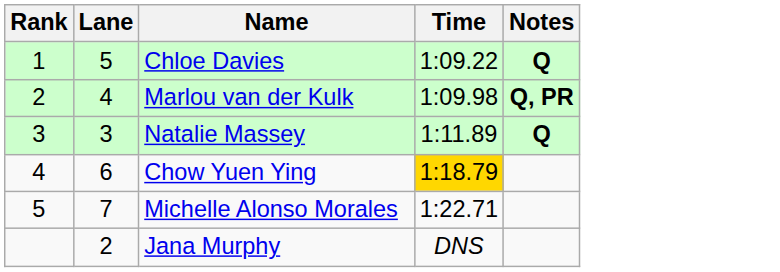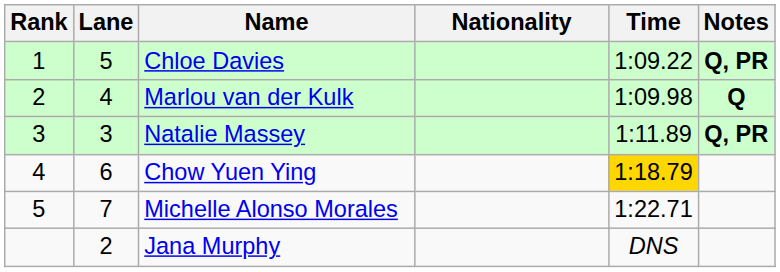+ column: (512, 23)
(542, 60) Q -> (736, 60) Q, PR
(542, 97) Q, PR -> (736, 97) Q
(542, 135) Q -> (736, 135) Q, PR
